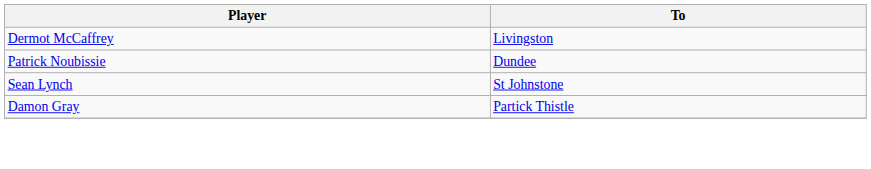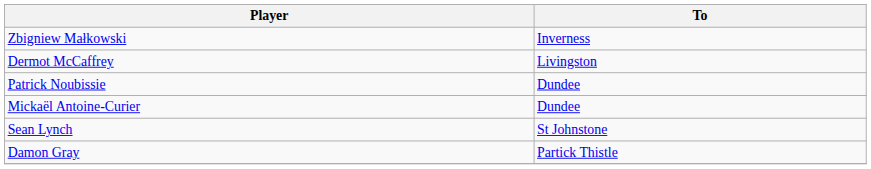+ row: (67, 38)
+ row: (74, 107)
